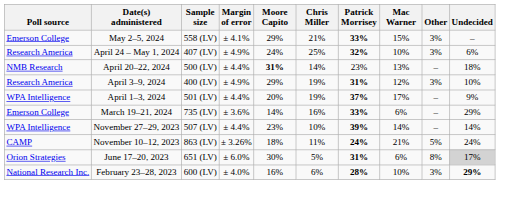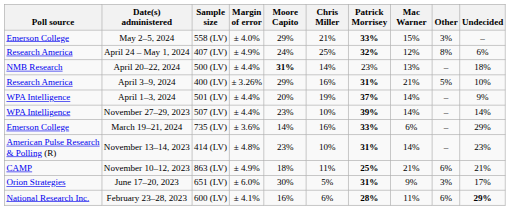(236, 38) ± 4.1% -> (247, 38) ± 4.0%
(401, 53) 10% -> (411, 53) 12%
(436, 53) 3% -> (446, 53) 8%
(236, 82) ± 4.9% -> (247, 82) ± 3.26%
(317, 82) 19% -> (327, 82) 16%
(401, 82) 12% -> (411, 82) 21%
(436, 82) 3% -> (446, 82) 5%
(401, 97) 17% -> (411, 97) 14%
rows swapped: (136, 112) <-> (136, 127)
+ row: (147, 148)
(236, 142) ± 3.26% -> (247, 168) ± 4.9%
(359, 142) 24% -> (369, 168) 25%
(436, 142) 5% -> (446, 168) 6%
(472, 142) 24% -> (483, 168) 21%
(401, 157) 6% -> (411, 183) 9%
(436, 157) 8% -> (446, 183) 3%
(472, 157) lightgrey background -> (483, 183) no background
(236, 172) ± 4.0% -> (247, 198) ± 4.1%
(401, 172) 10% -> (411, 198) 11%
(436, 172) 3% -> (446, 198) 6%
